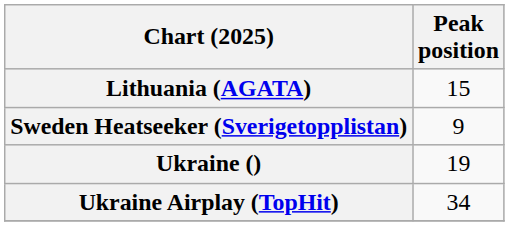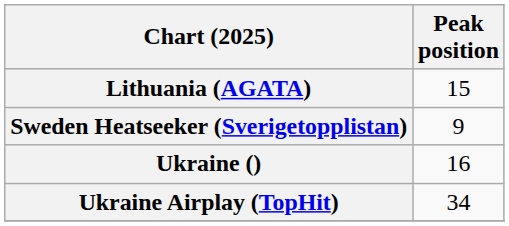(459, 163) 19 -> (459, 163) 16
